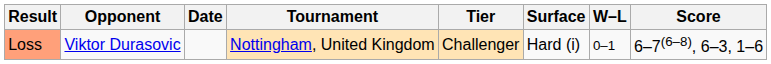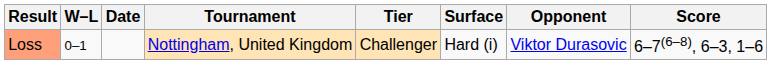columns swapped: (610, 17) <-> (123, 17)
